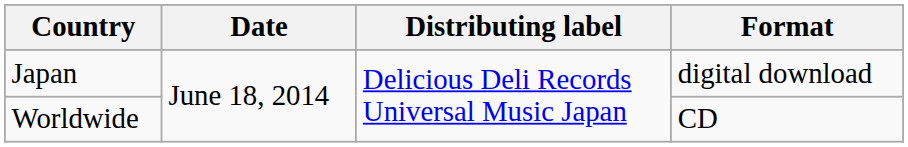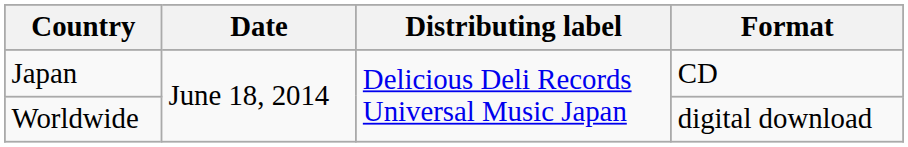(775, 73) digital download -> (698, 73) CD
(698, 118) CD -> (775, 118) digital download
